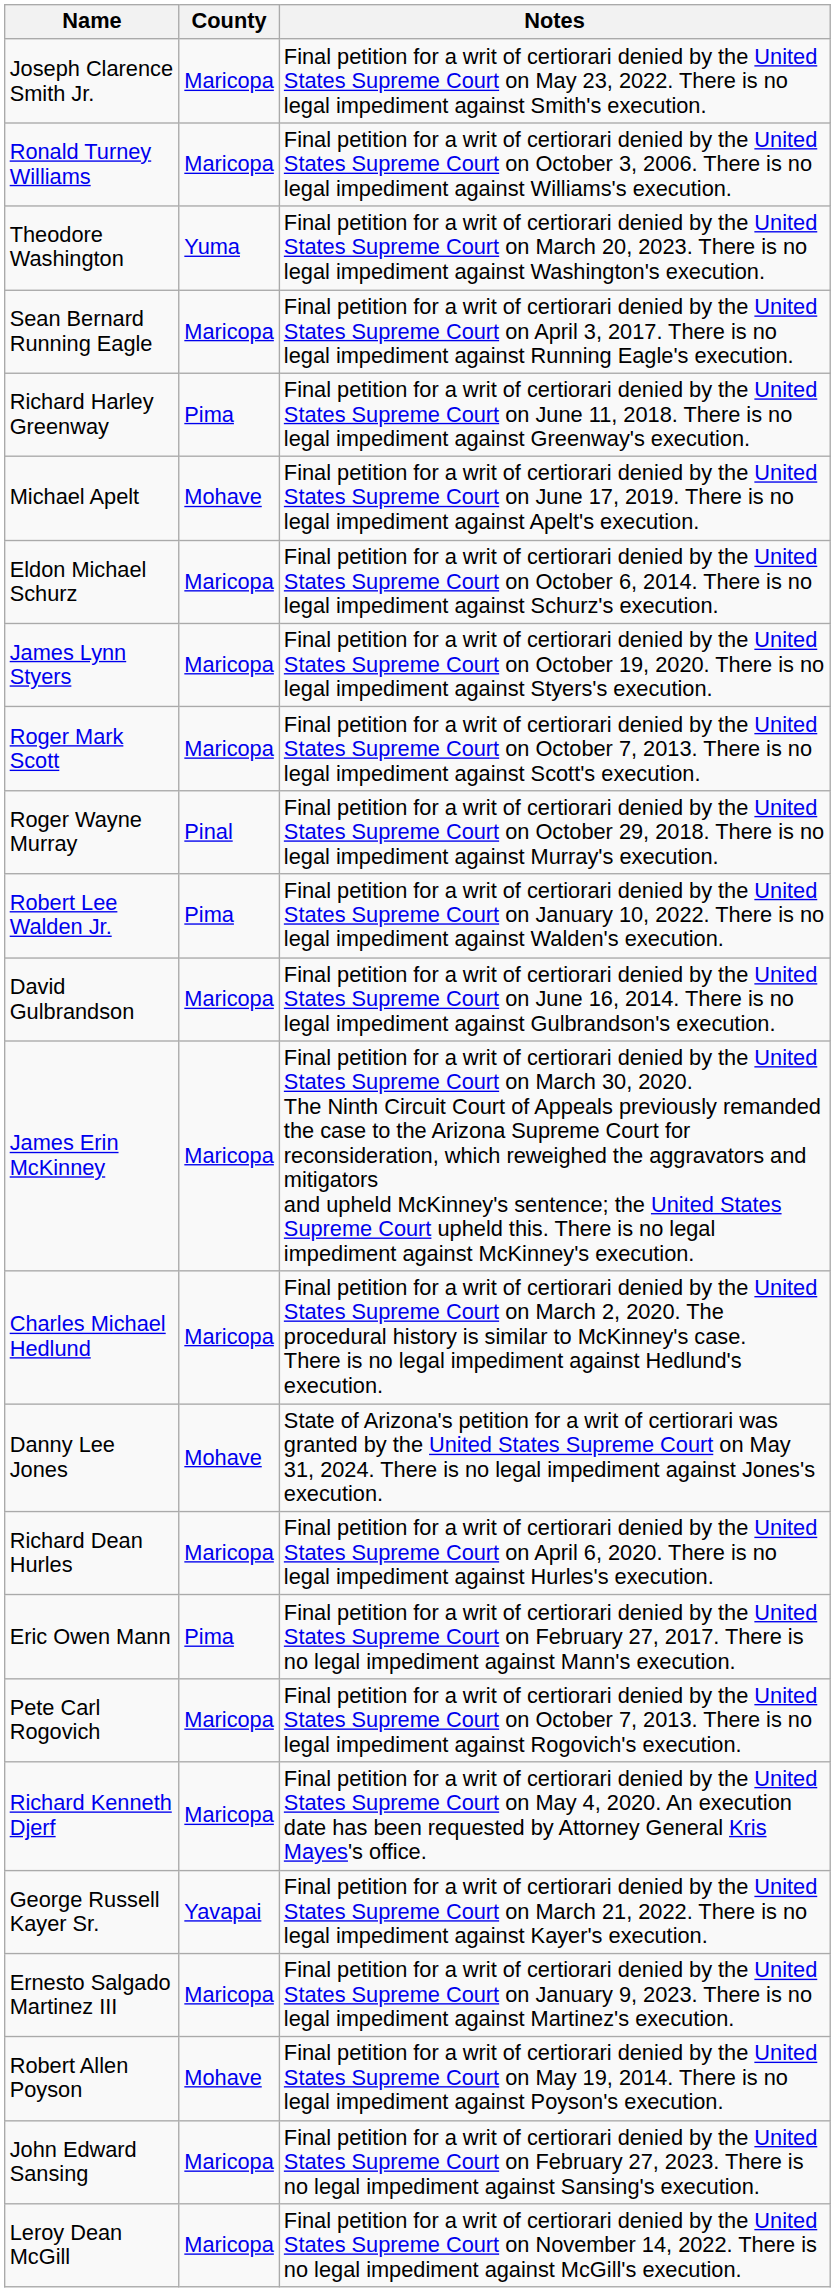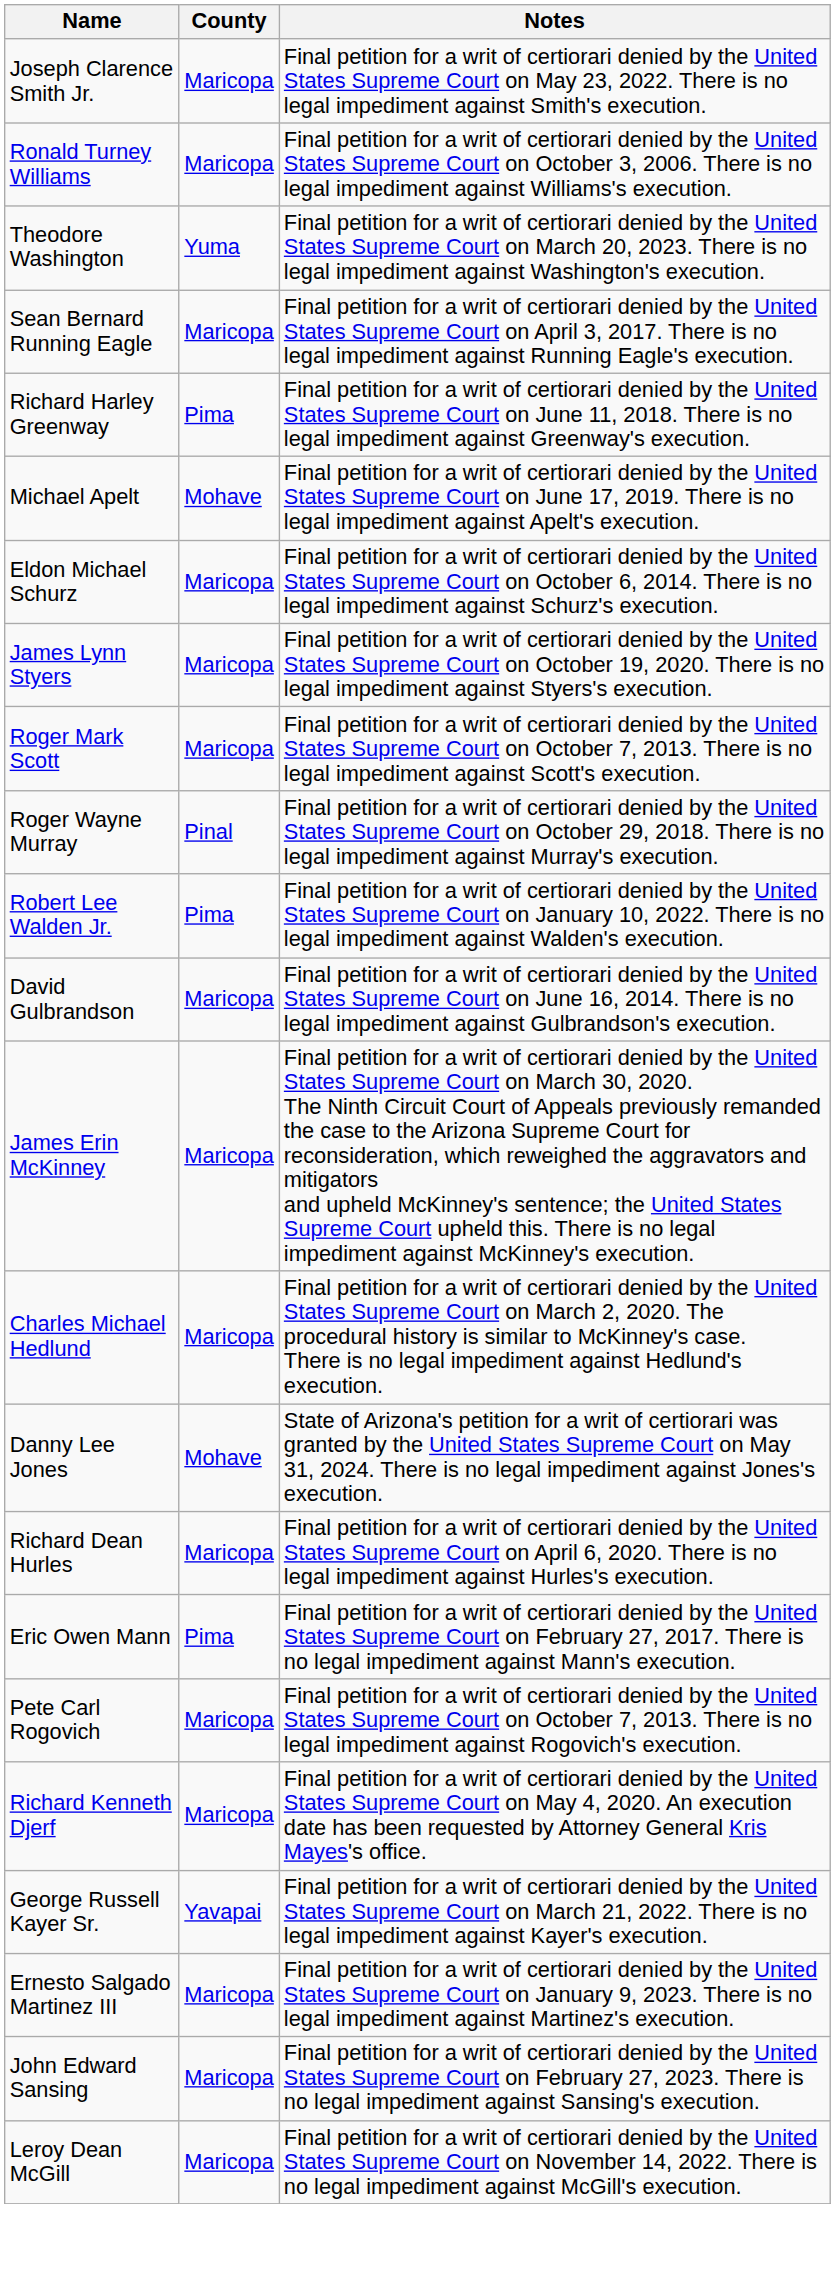- row: (69, 2078)
